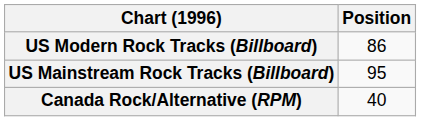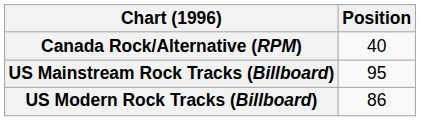rows swapped: (171, 101) <-> (171, 45)
